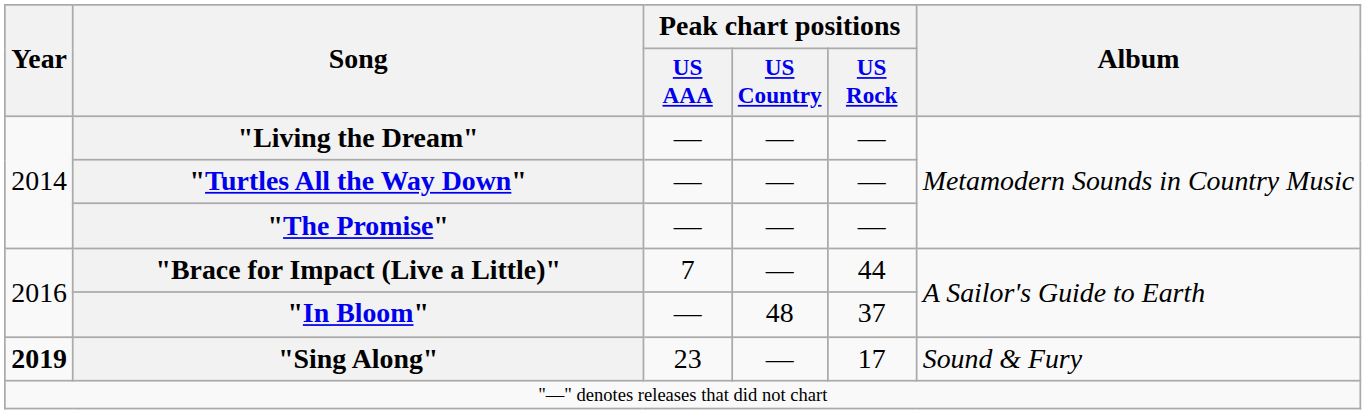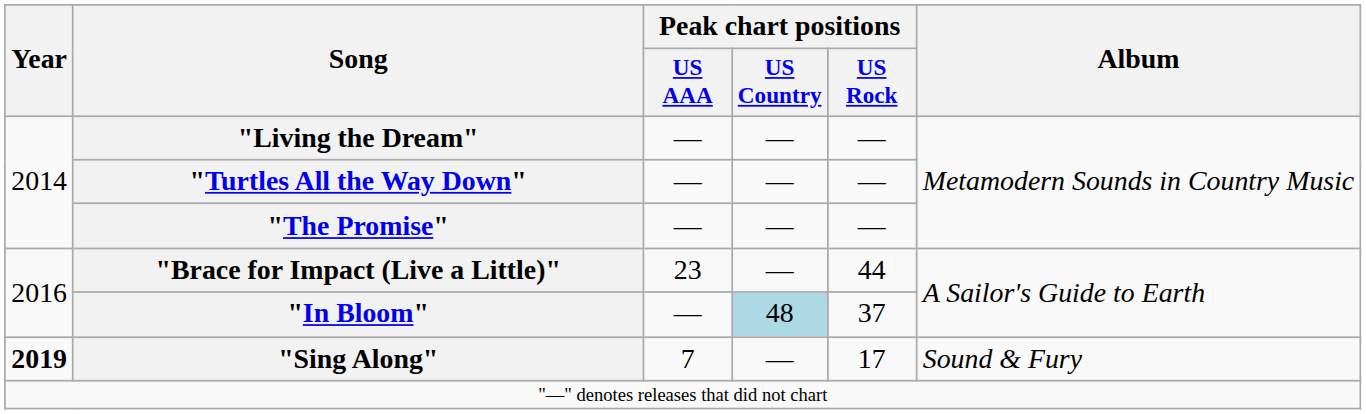(688, 269) 7 -> (688, 269) 23
(780, 314) no background -> (780, 314) lightblue background
(688, 358) 23 -> (688, 358) 7
